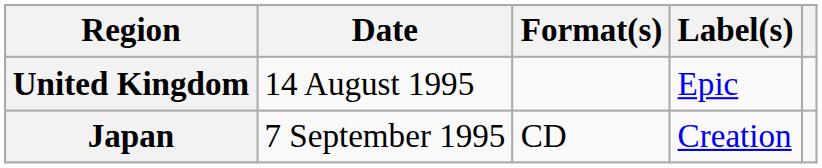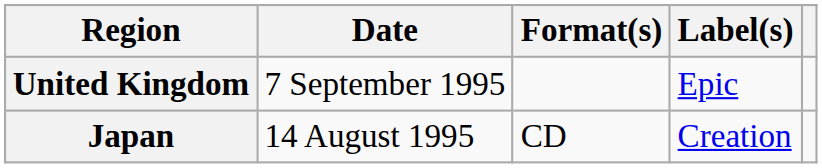(369, 83) 14 August 1995 -> (385, 83) 7 September 1995
(385, 135) 7 September 1995 -> (369, 135) 14 August 1995
